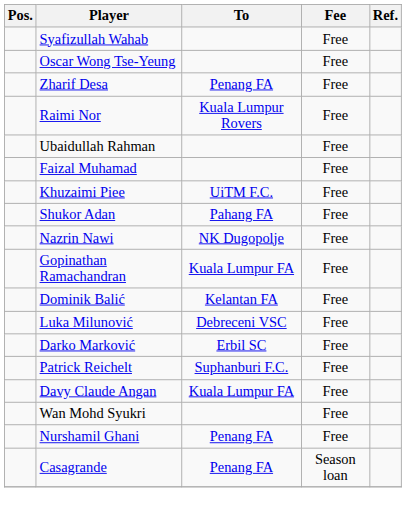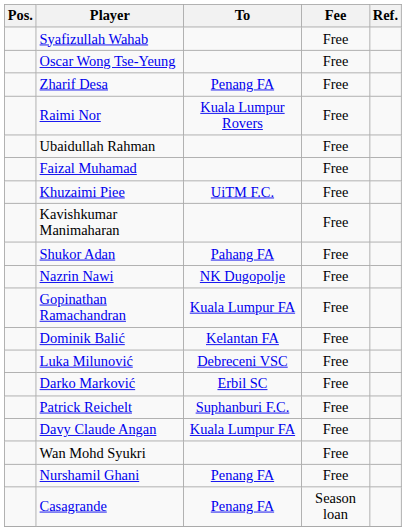+ row: (80, 222)
